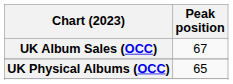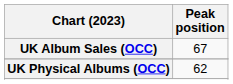(200, 68) 65 -> (200, 68) 62
